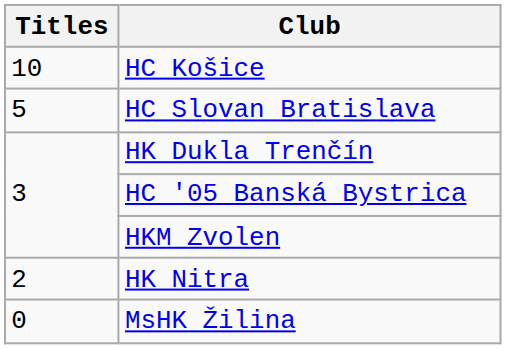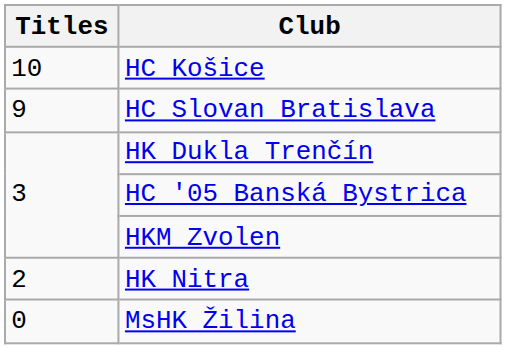(19, 110) 5 -> (19, 110) 9
